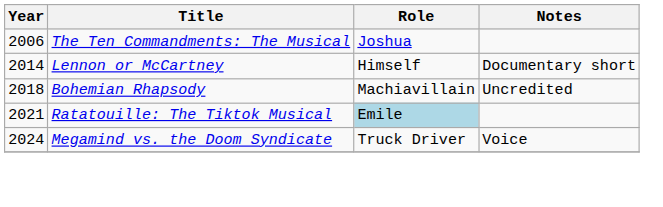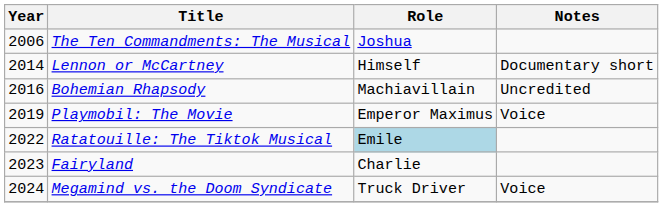(26, 91) 2018 -> (26, 91) 2016
+ row: (142, 115)
(26, 115) 2021 -> (26, 140) 2022
+ row: (92, 164)
